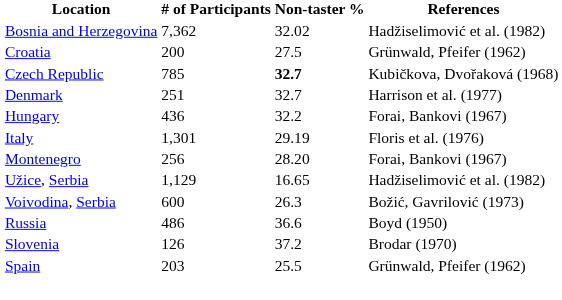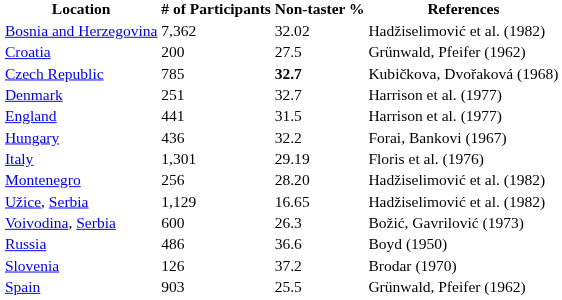+ row: (31, 116)
(438, 159) Forai, Bankovi (1967) -> (457, 180) Hadžiselimović et al. (1982)
(173, 265) 203 -> (173, 287) 903
